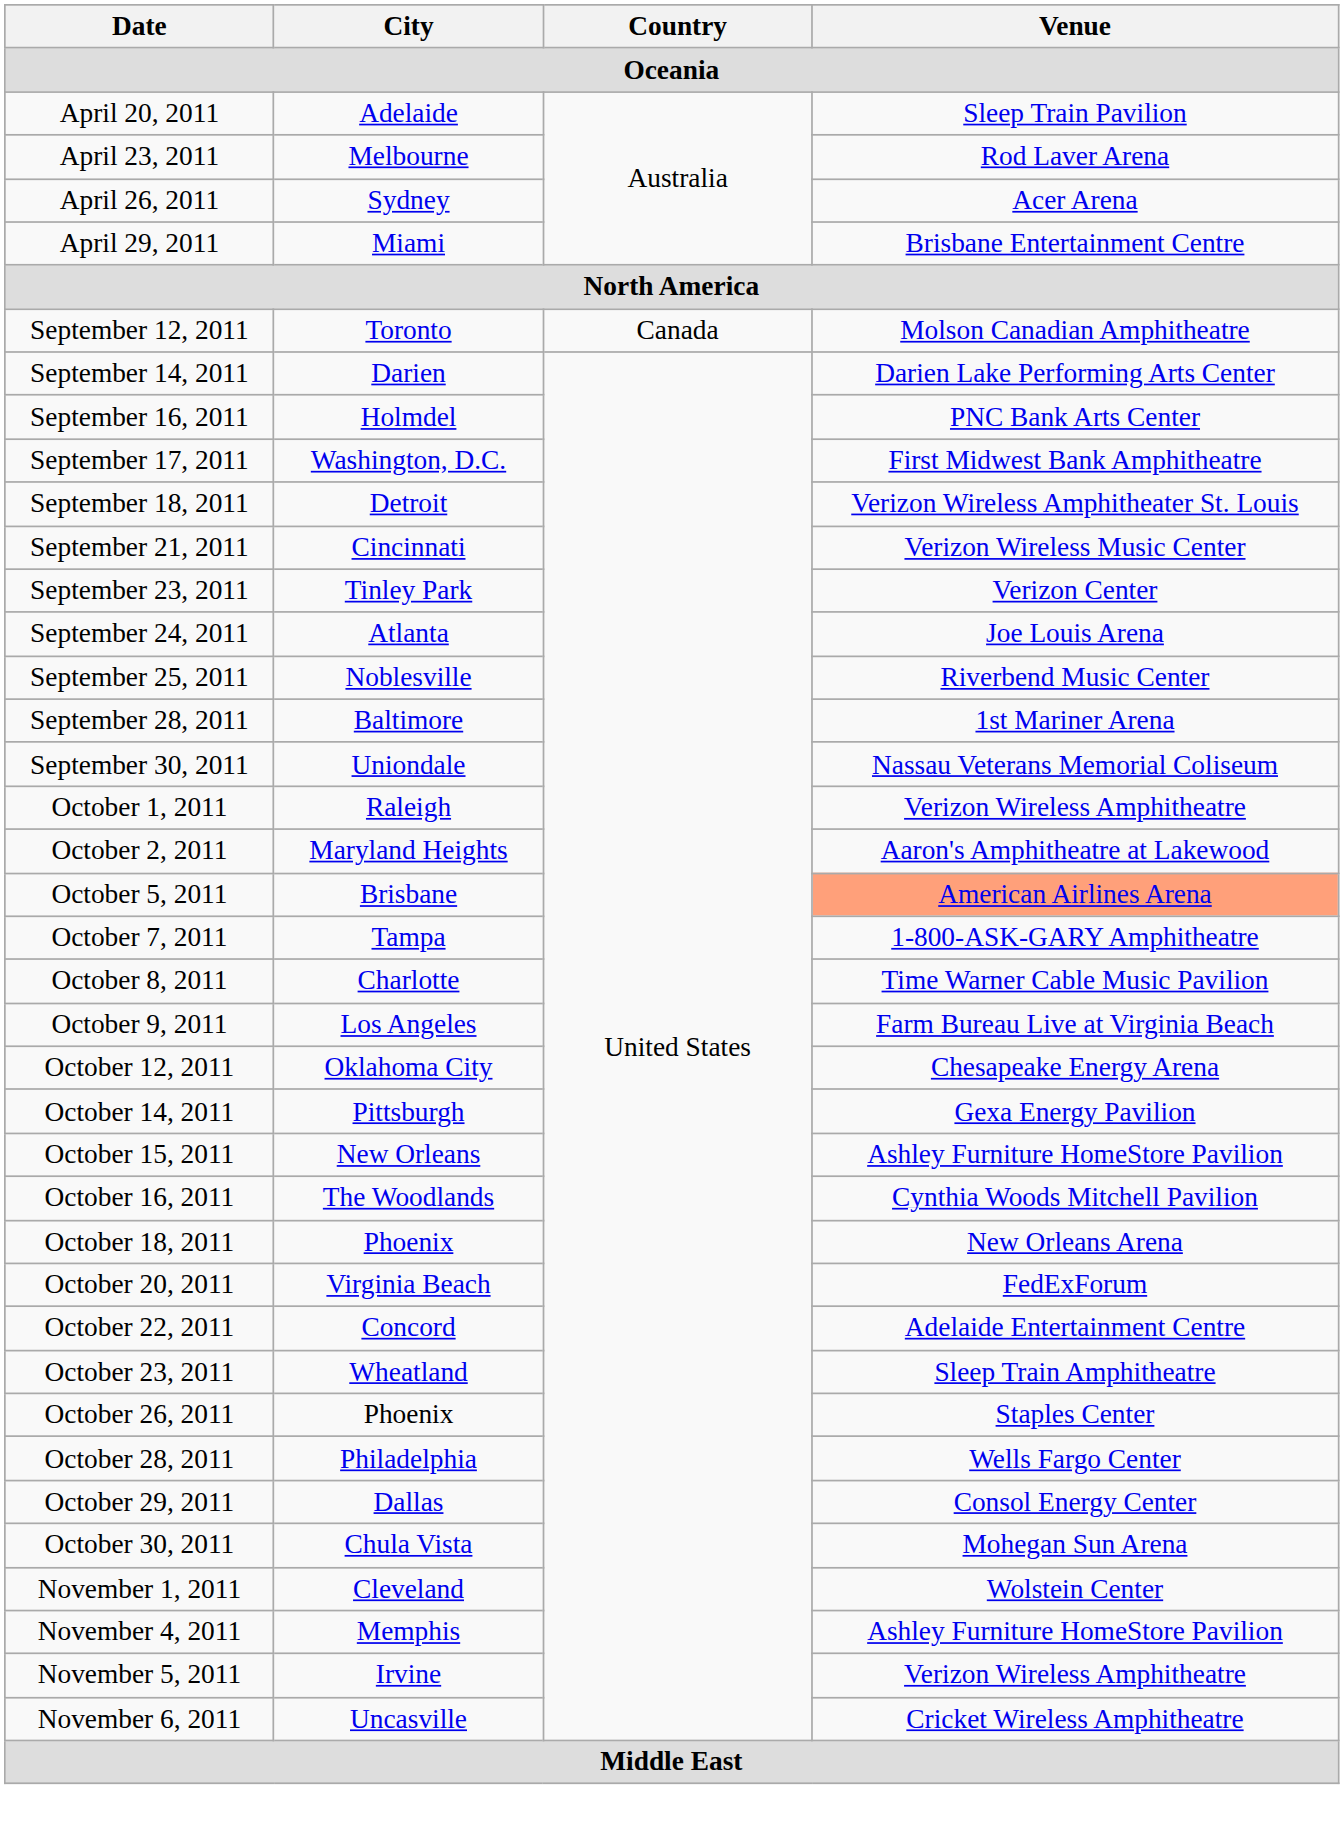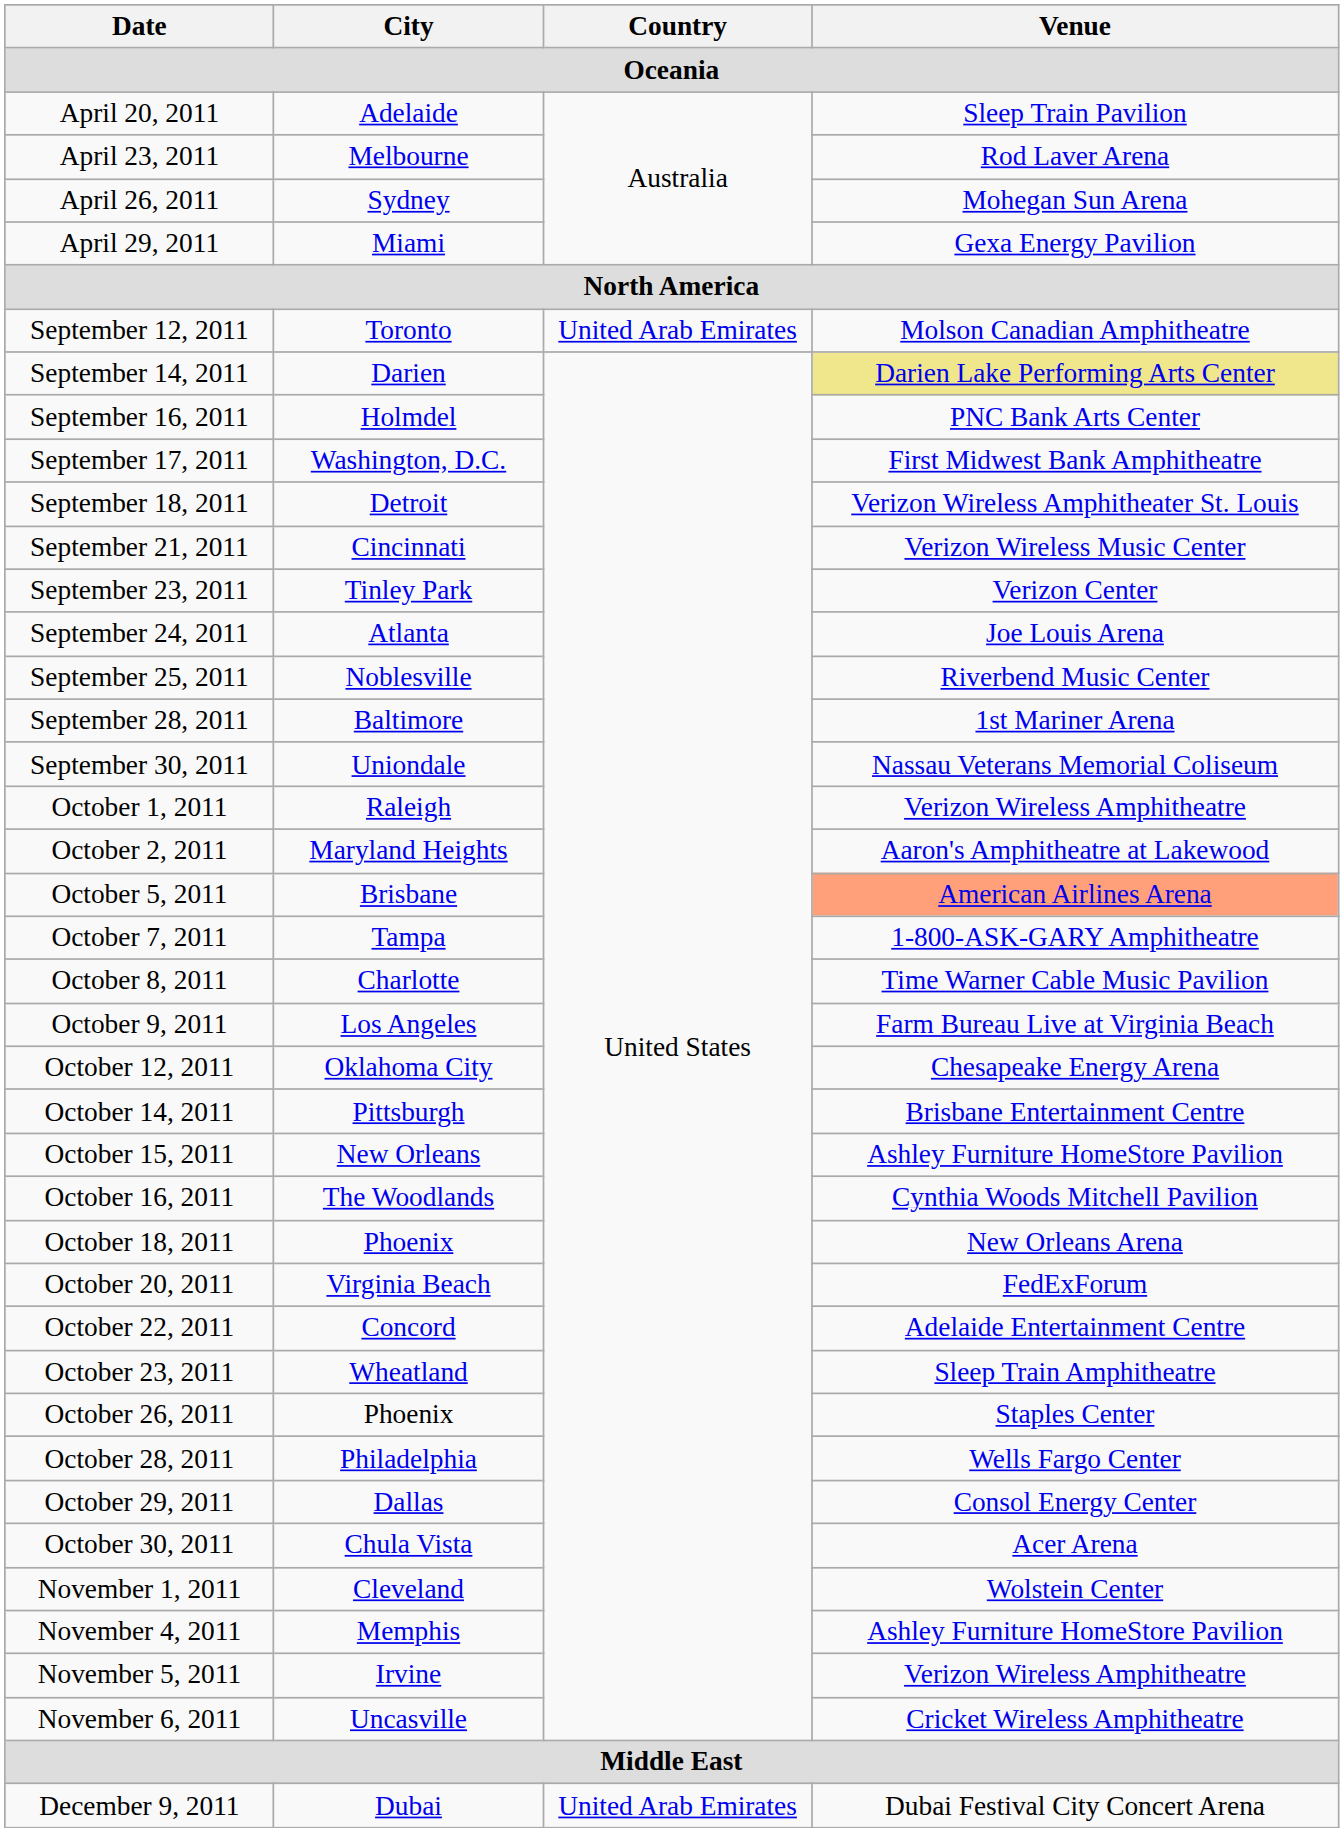(1075, 199) Acer Arena -> (1075, 199) Mohegan Sun Arena
(1075, 243) Brisbane Entertainment Centre -> (1075, 243) Gexa Energy Pavilion
(678, 329) Canada -> (678, 329) United Arab Emirates
(1075, 373) no background -> (1075, 373) khaki background
(1075, 1110) Gexa Energy Pavilion -> (1075, 1110) Brisbane Entertainment Centre
(1075, 1544) Mohegan Sun Arena -> (1075, 1544) Acer Arena
+ row: (139, 1805)
